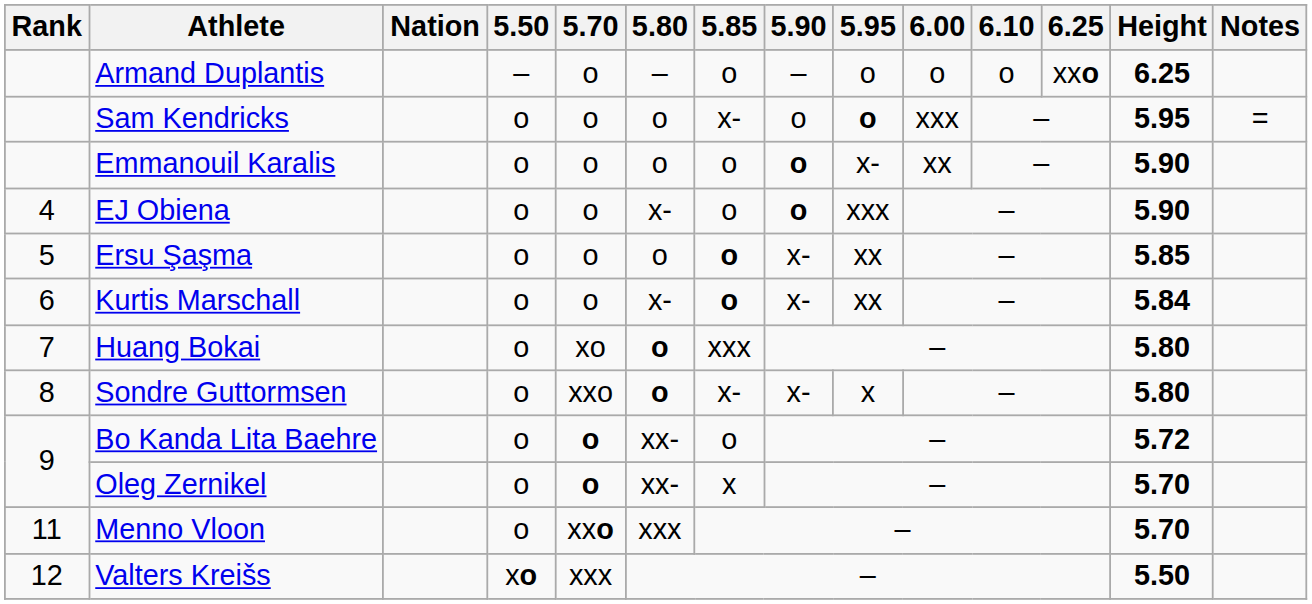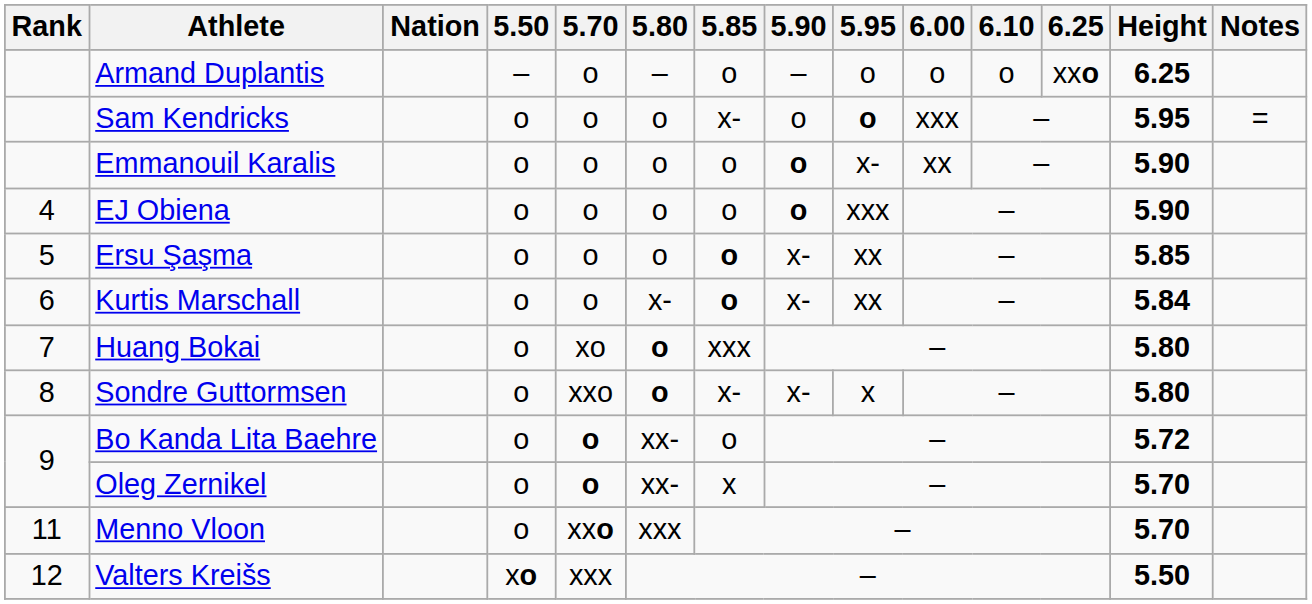(660, 210) x- -> (660, 210) o
